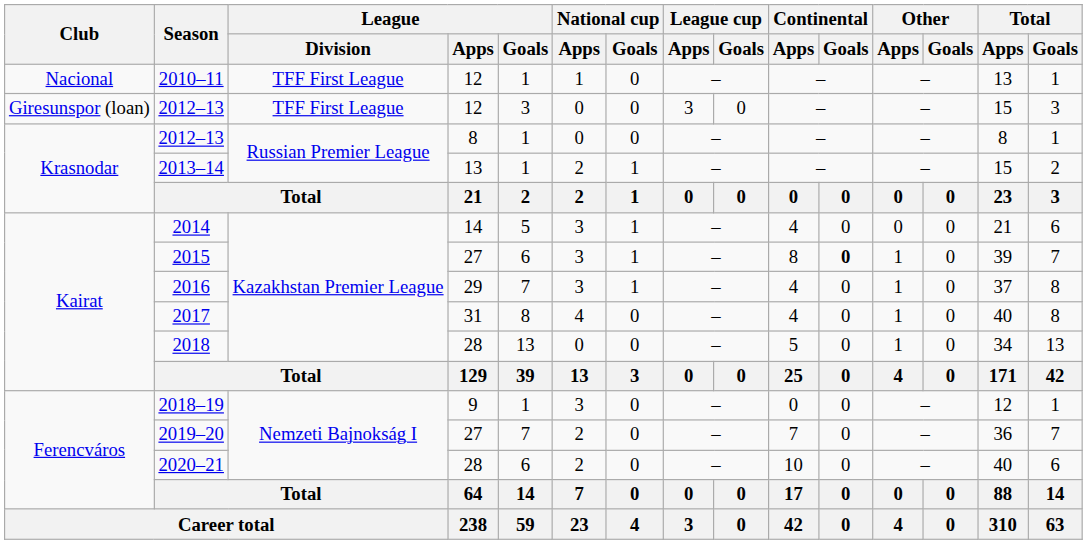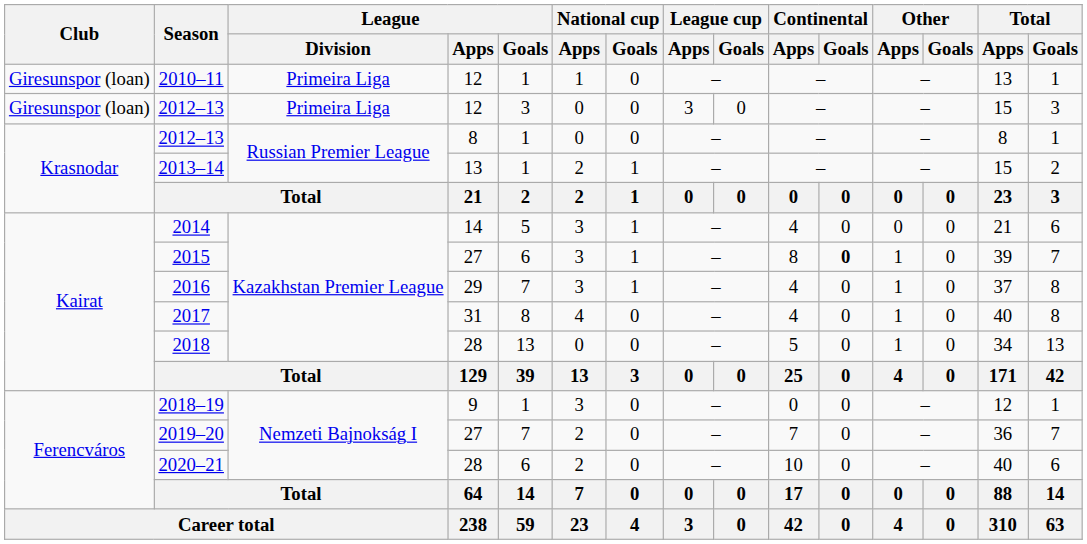(79, 78) Nacional -> (79, 78) Giresunspor (loan)
(338, 78) TFF First League -> (338, 78) Primeira Liga
(338, 108) TFF First League -> (338, 108) Primeira Liga
